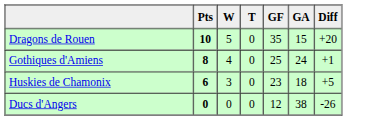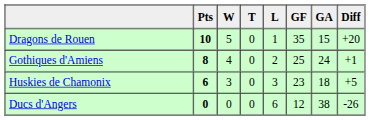+ column: (275, 16)
